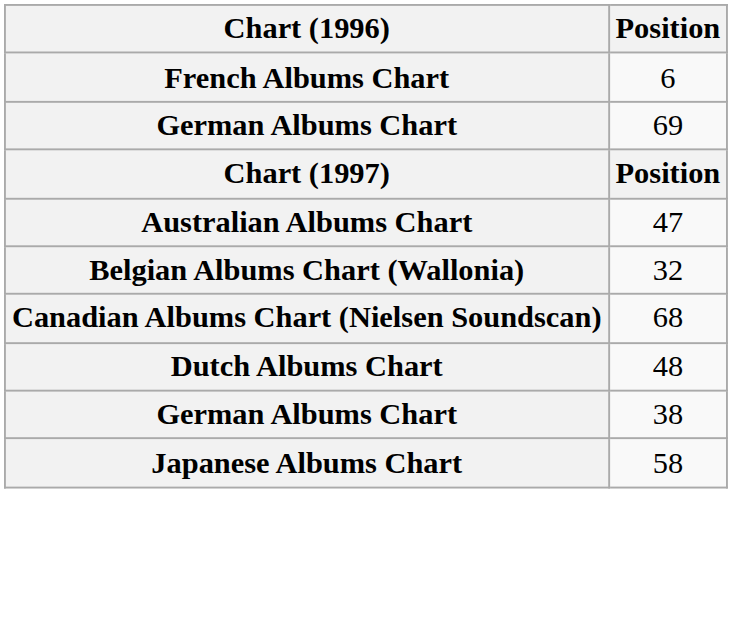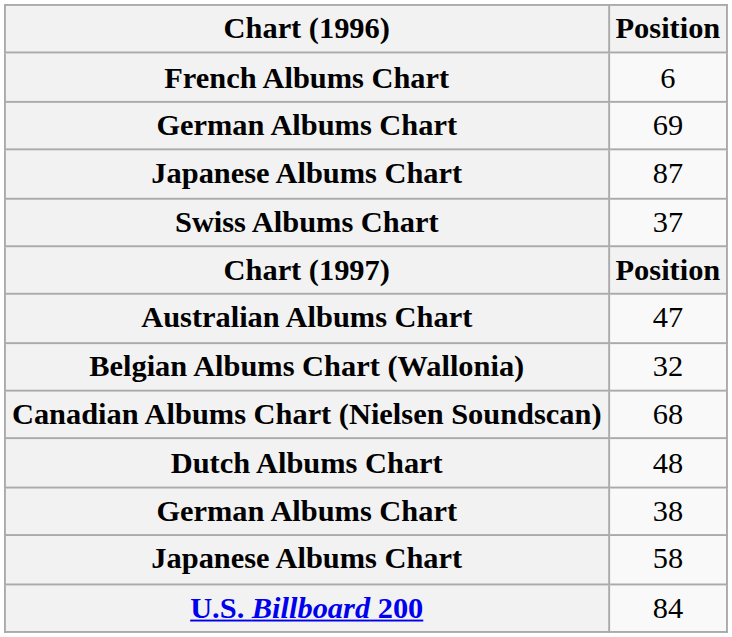+ row: (668, 173)
+ row: (668, 221)
+ row: (668, 607)
